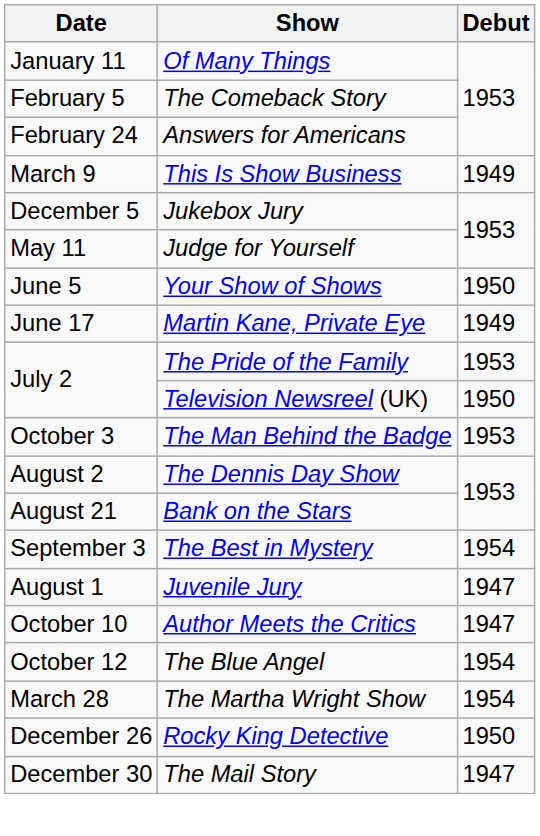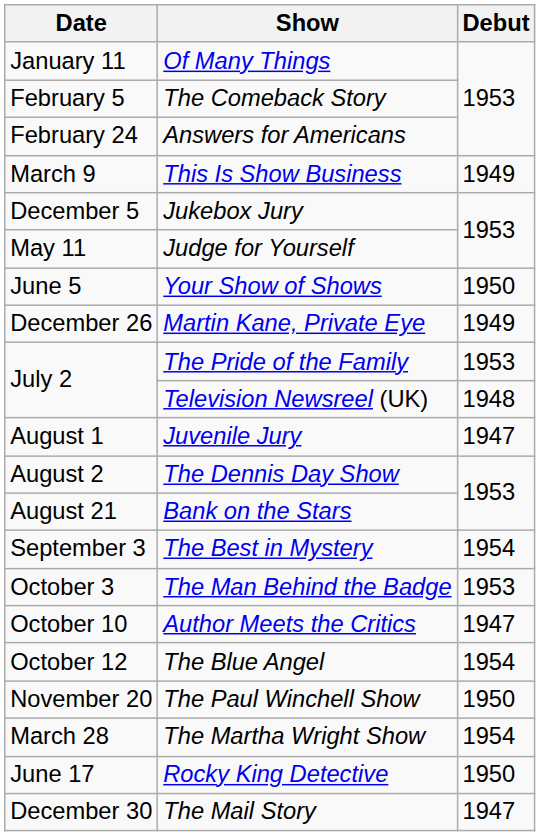(52, 323) June 17 -> (81, 323) December 26
(489, 398) 1950 -> (489, 398) 1948
rows swapped: (232, 586) <-> (307, 436)
+ row: (291, 699)
(81, 736) December 26 -> (52, 774) June 17
